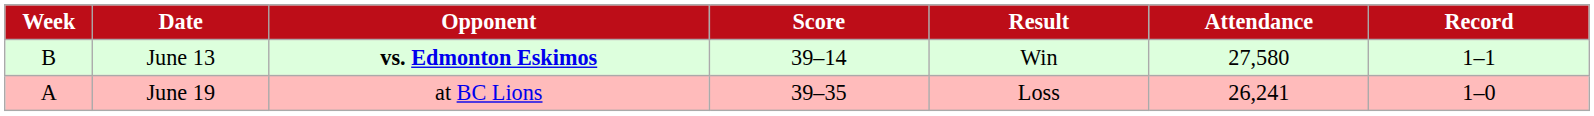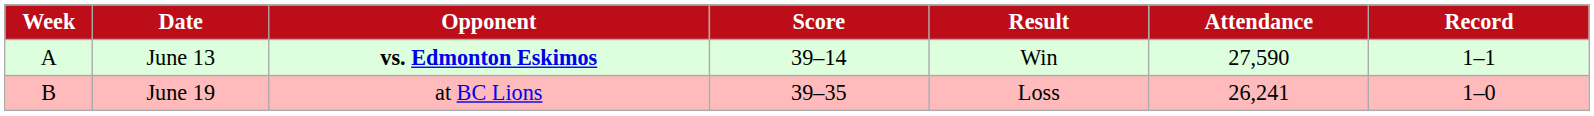(49, 57) B -> (49, 57) A
(1259, 57) 27,580 -> (1259, 57) 27,590
(49, 92) A -> (49, 92) B
